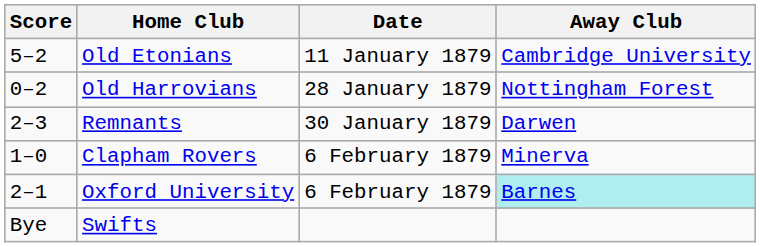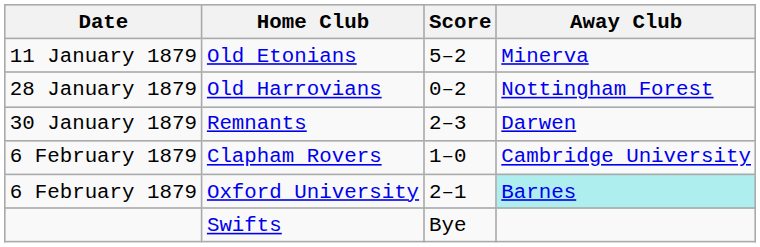columns swapped: (398, 22) <-> (41, 22)
(626, 56) Cambridge University -> (545, 56) Minerva
(545, 157) Minerva -> (626, 157) Cambridge University
